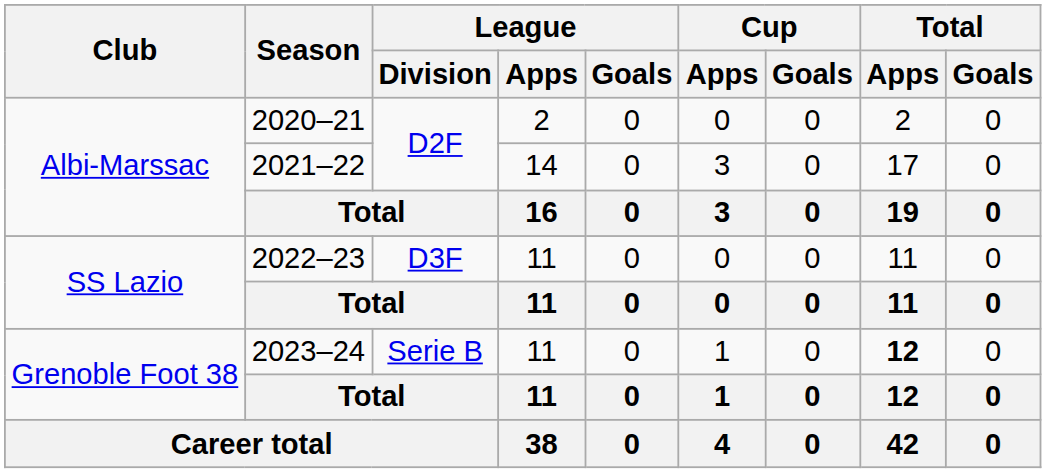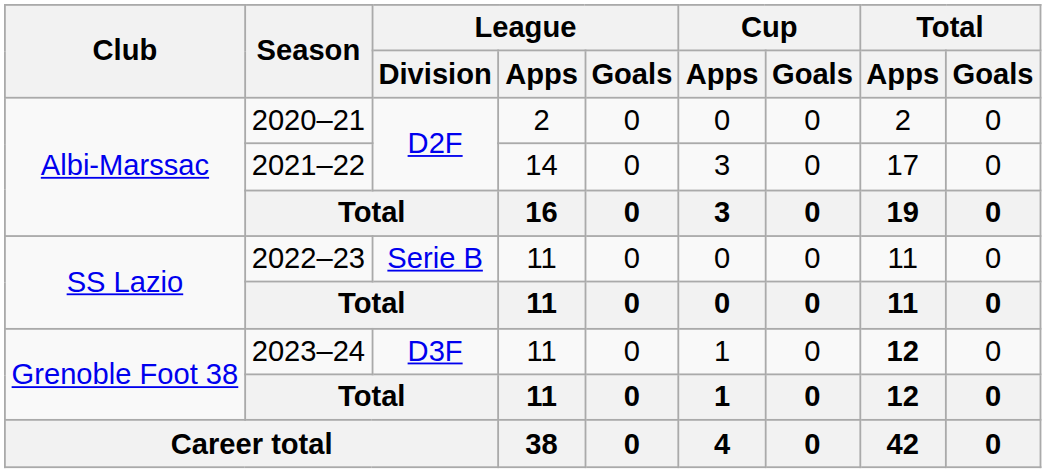(435, 258) D3F -> (435, 258) Serie B
(435, 350) Serie B -> (435, 350) D3F
